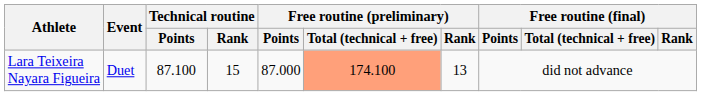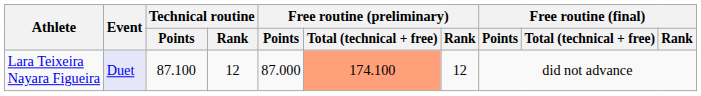(121, 70) no background -> (121, 70) lavender background
(233, 70) 15 -> (233, 70) 12
(460, 70) 13 -> (460, 70) 12
